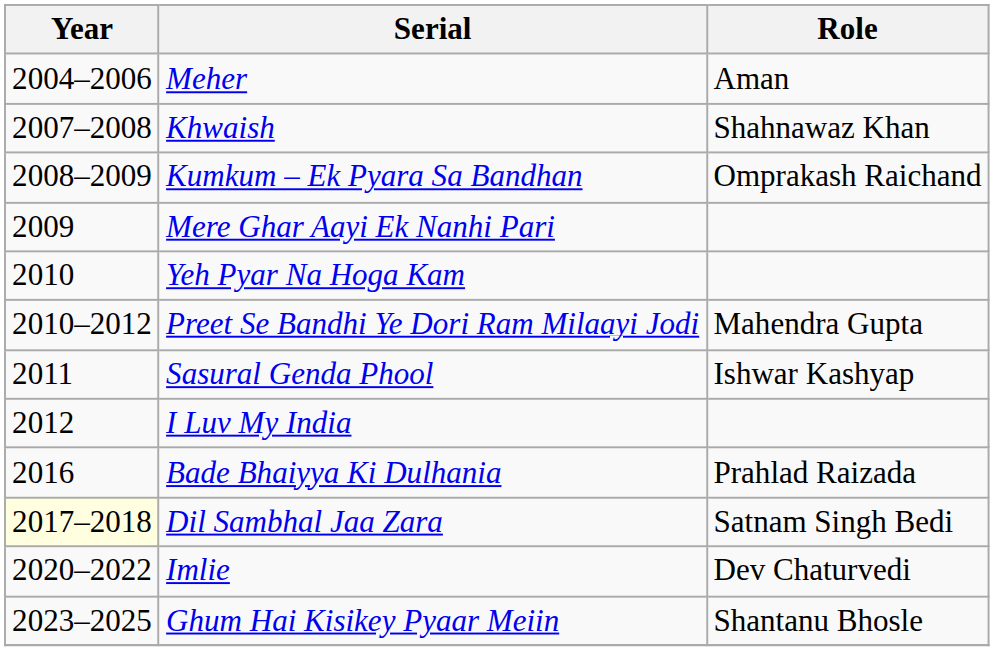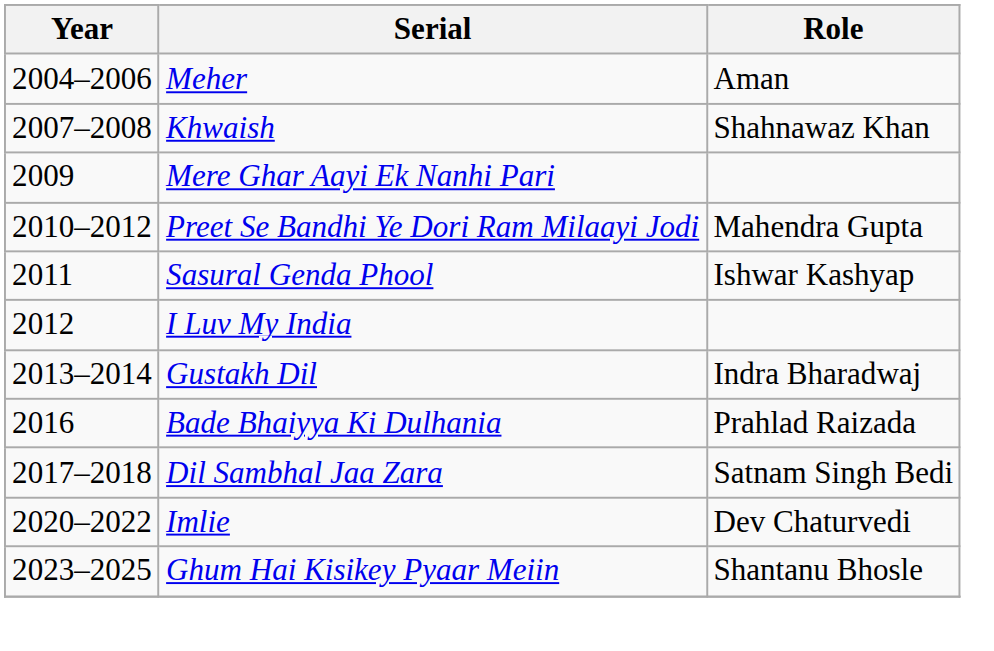- row: (374, 176)
- row: (316, 275)
+ row: (242, 373)
(82, 521) lightyellow background -> (82, 472) no background
